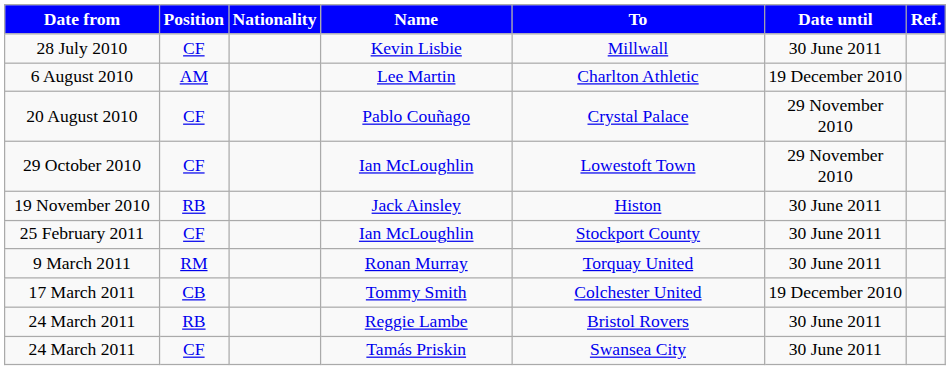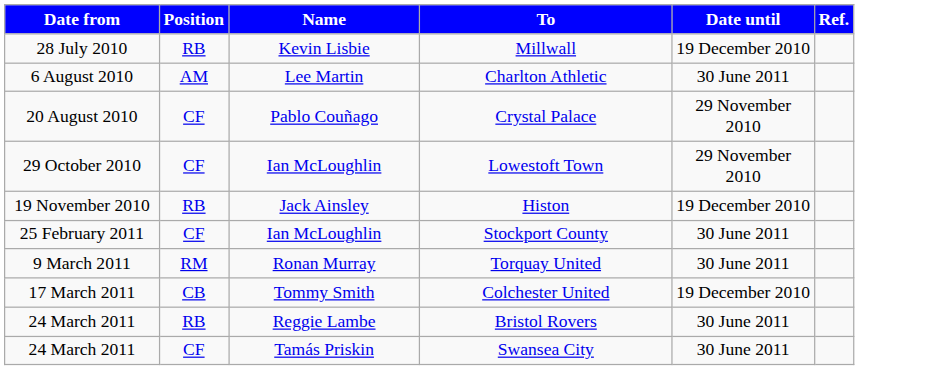- column: (275, 19)
(194, 48) CF -> (194, 48) RB
(835, 48) 30 June 2011 -> (743, 48) 19 December 2010
(835, 77) 19 December 2010 -> (743, 77) 30 June 2011
(835, 205) 30 June 2011 -> (743, 205) 19 December 2010
